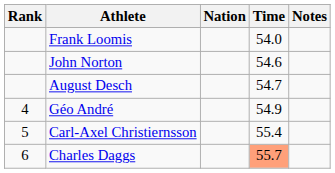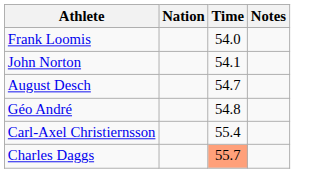- column: (25, 16)
(269, 62) 54.6 -> (228, 62) 54.1
(269, 109) 54.9 -> (228, 109) 54.8
